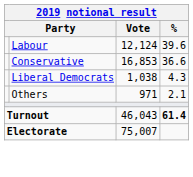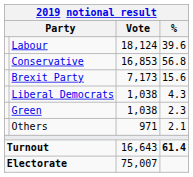(139, 45) 12,124 -> (139, 45) 18,124
(174, 61) 36.6 -> (174, 61) 56.8
+ row: (48, 78)
+ row: (27, 110)
(139, 115) 46,043 -> (139, 148) 16,643
